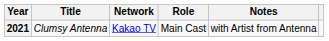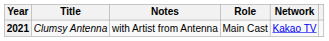columns swapped: (134, 12) <-> (264, 12)
